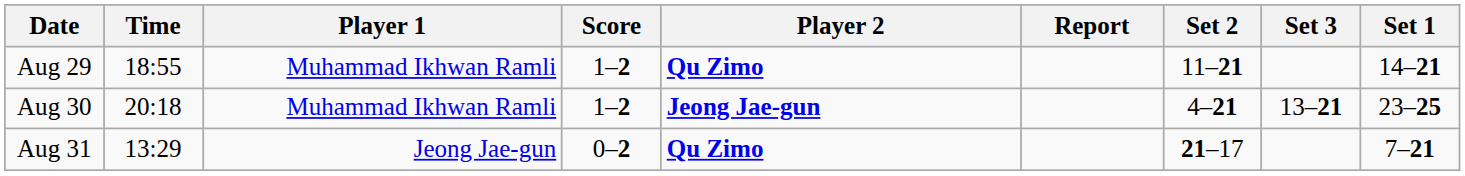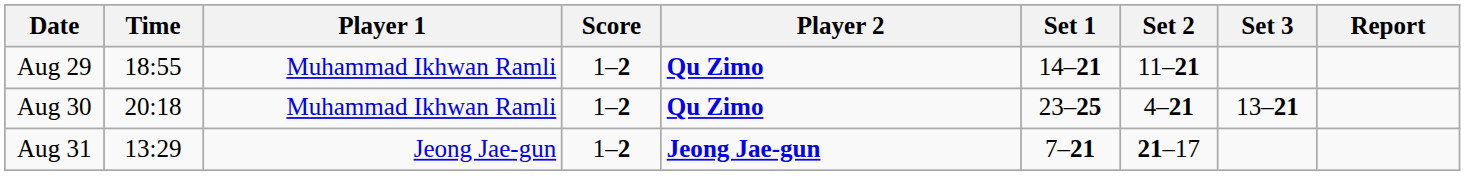columns swapped: (1410, 25) <-> (1092, 25)
(744, 108) Jeong Jae-gun -> (715, 108) Qu Zimo
(611, 149) 0–2 -> (611, 149) 1–2
(715, 149) Qu Zimo -> (744, 149) Jeong Jae-gun
